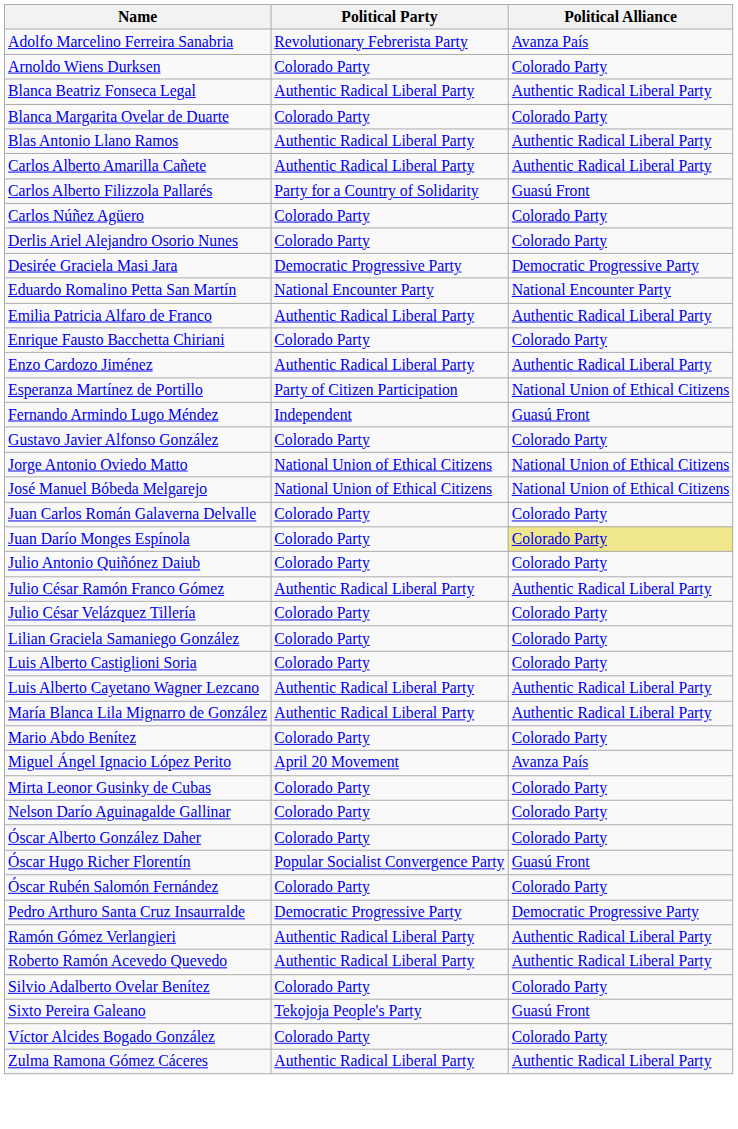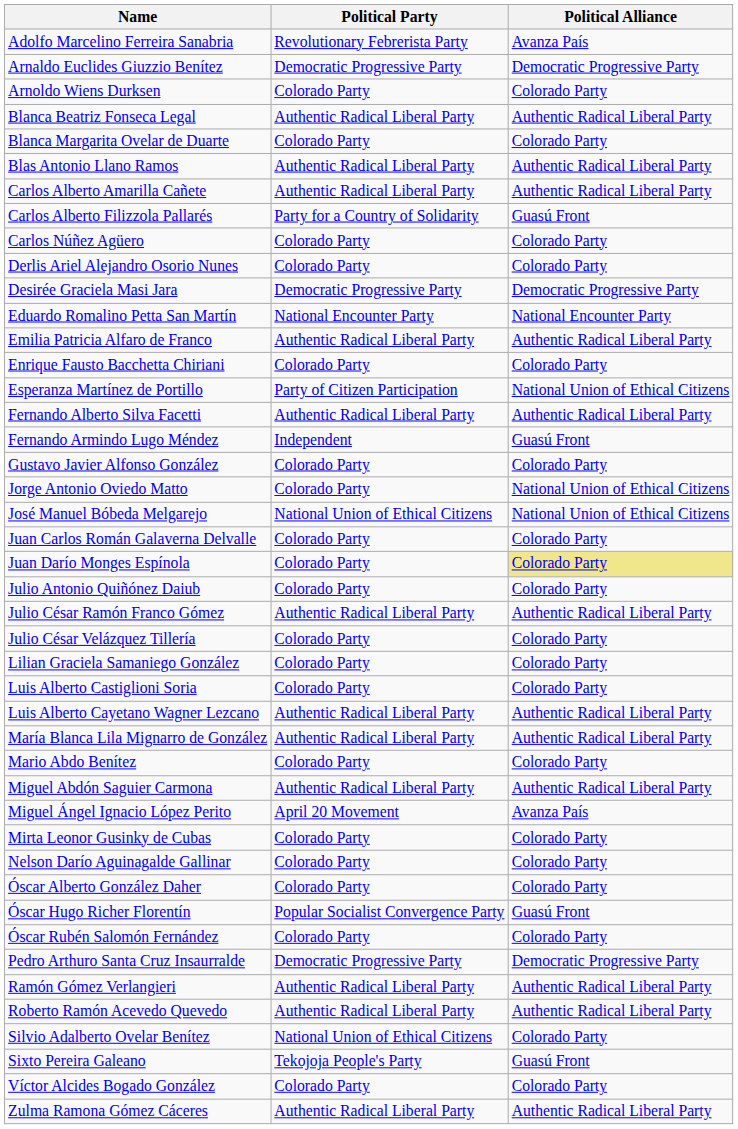+ row: (115, 66)
- row: (80, 365)
+ row: (105, 414)
(383, 464) National Union of Ethical Citizens -> (322, 489) Colorado Party
+ row: (110, 787)
(322, 986) Colorado Party -> (383, 1036) National Union of Ethical Citizens
